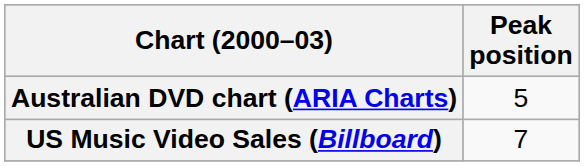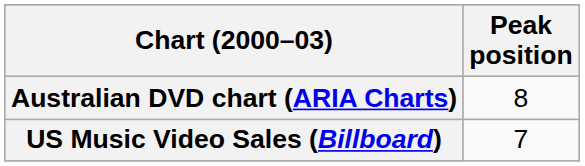(521, 97) 5 -> (521, 97) 8
